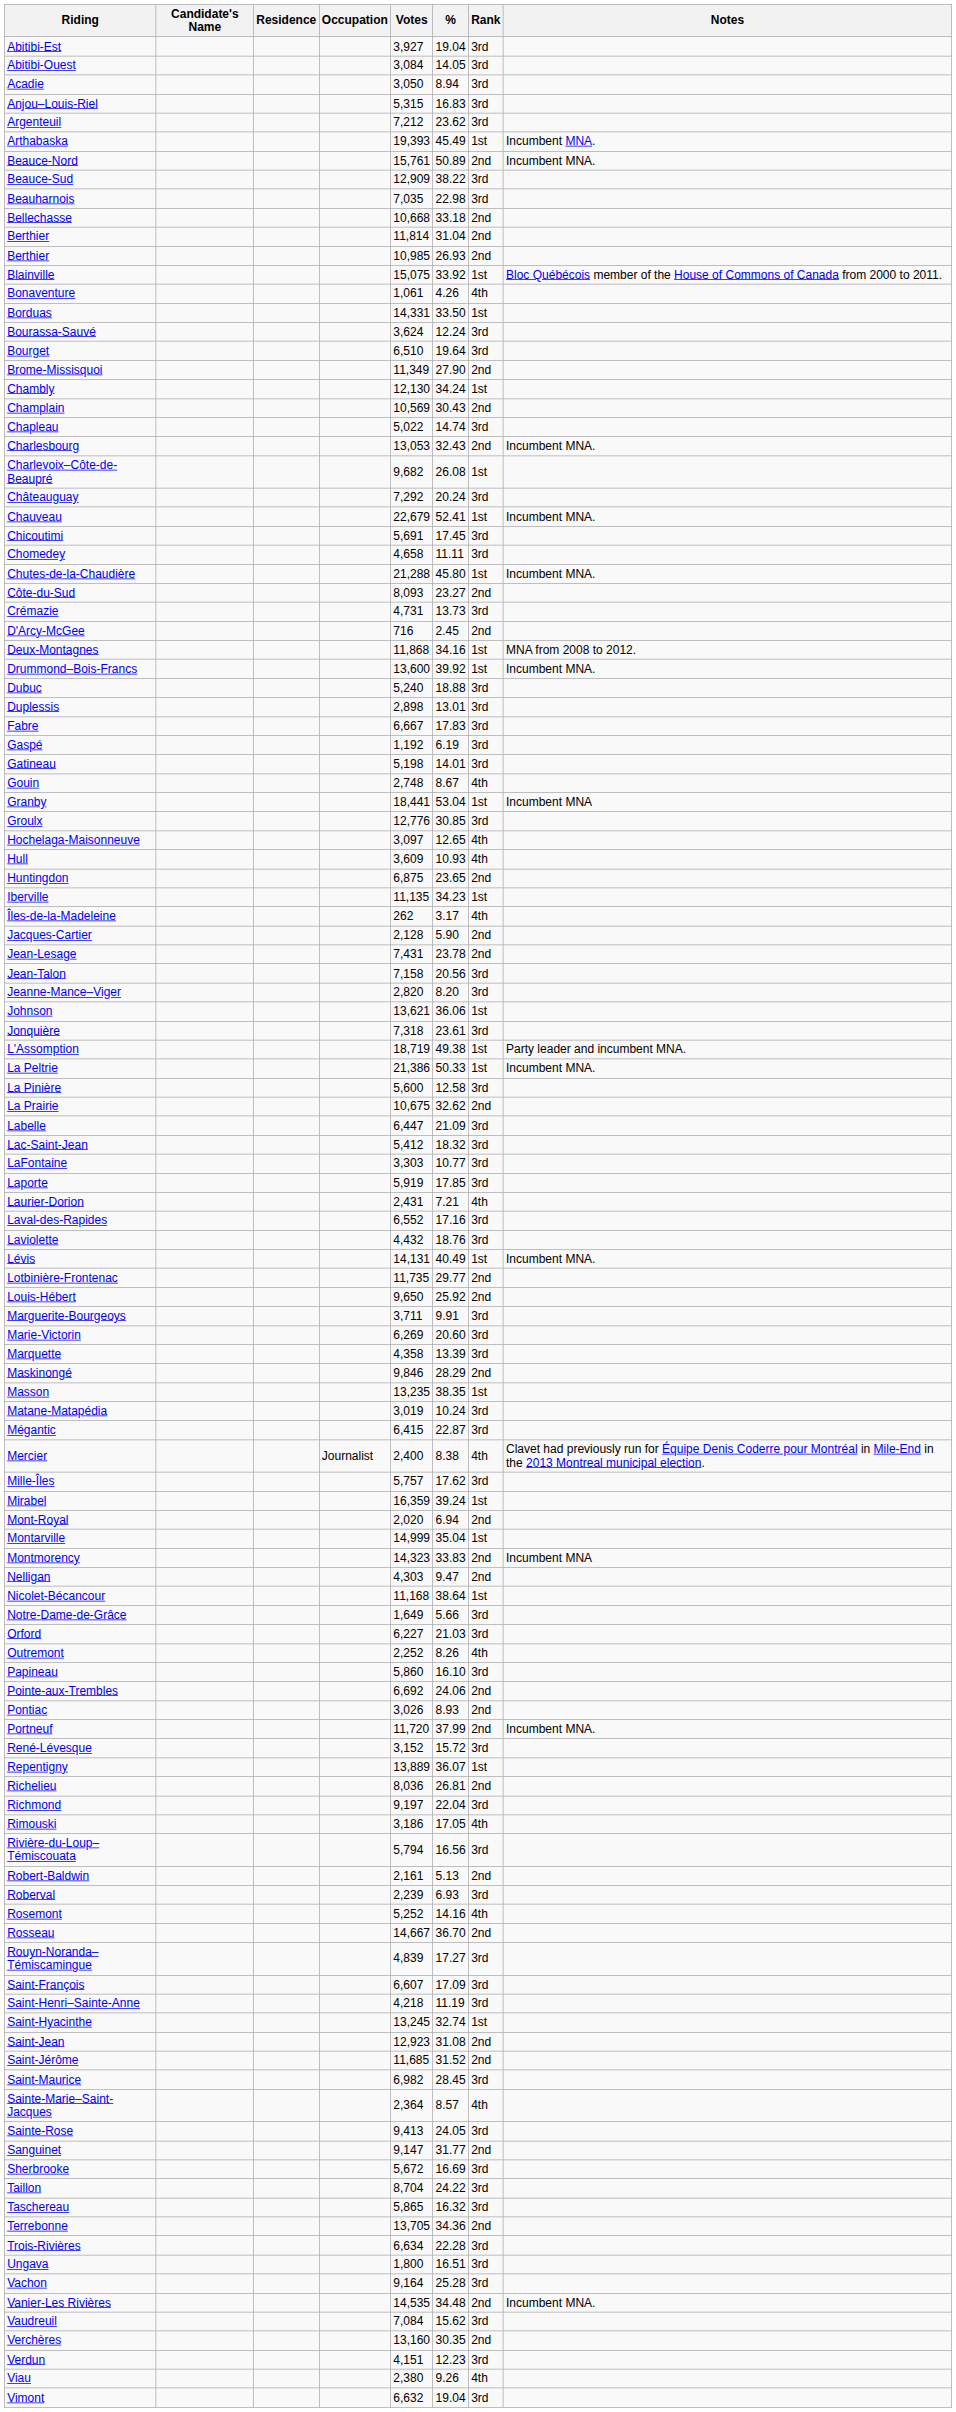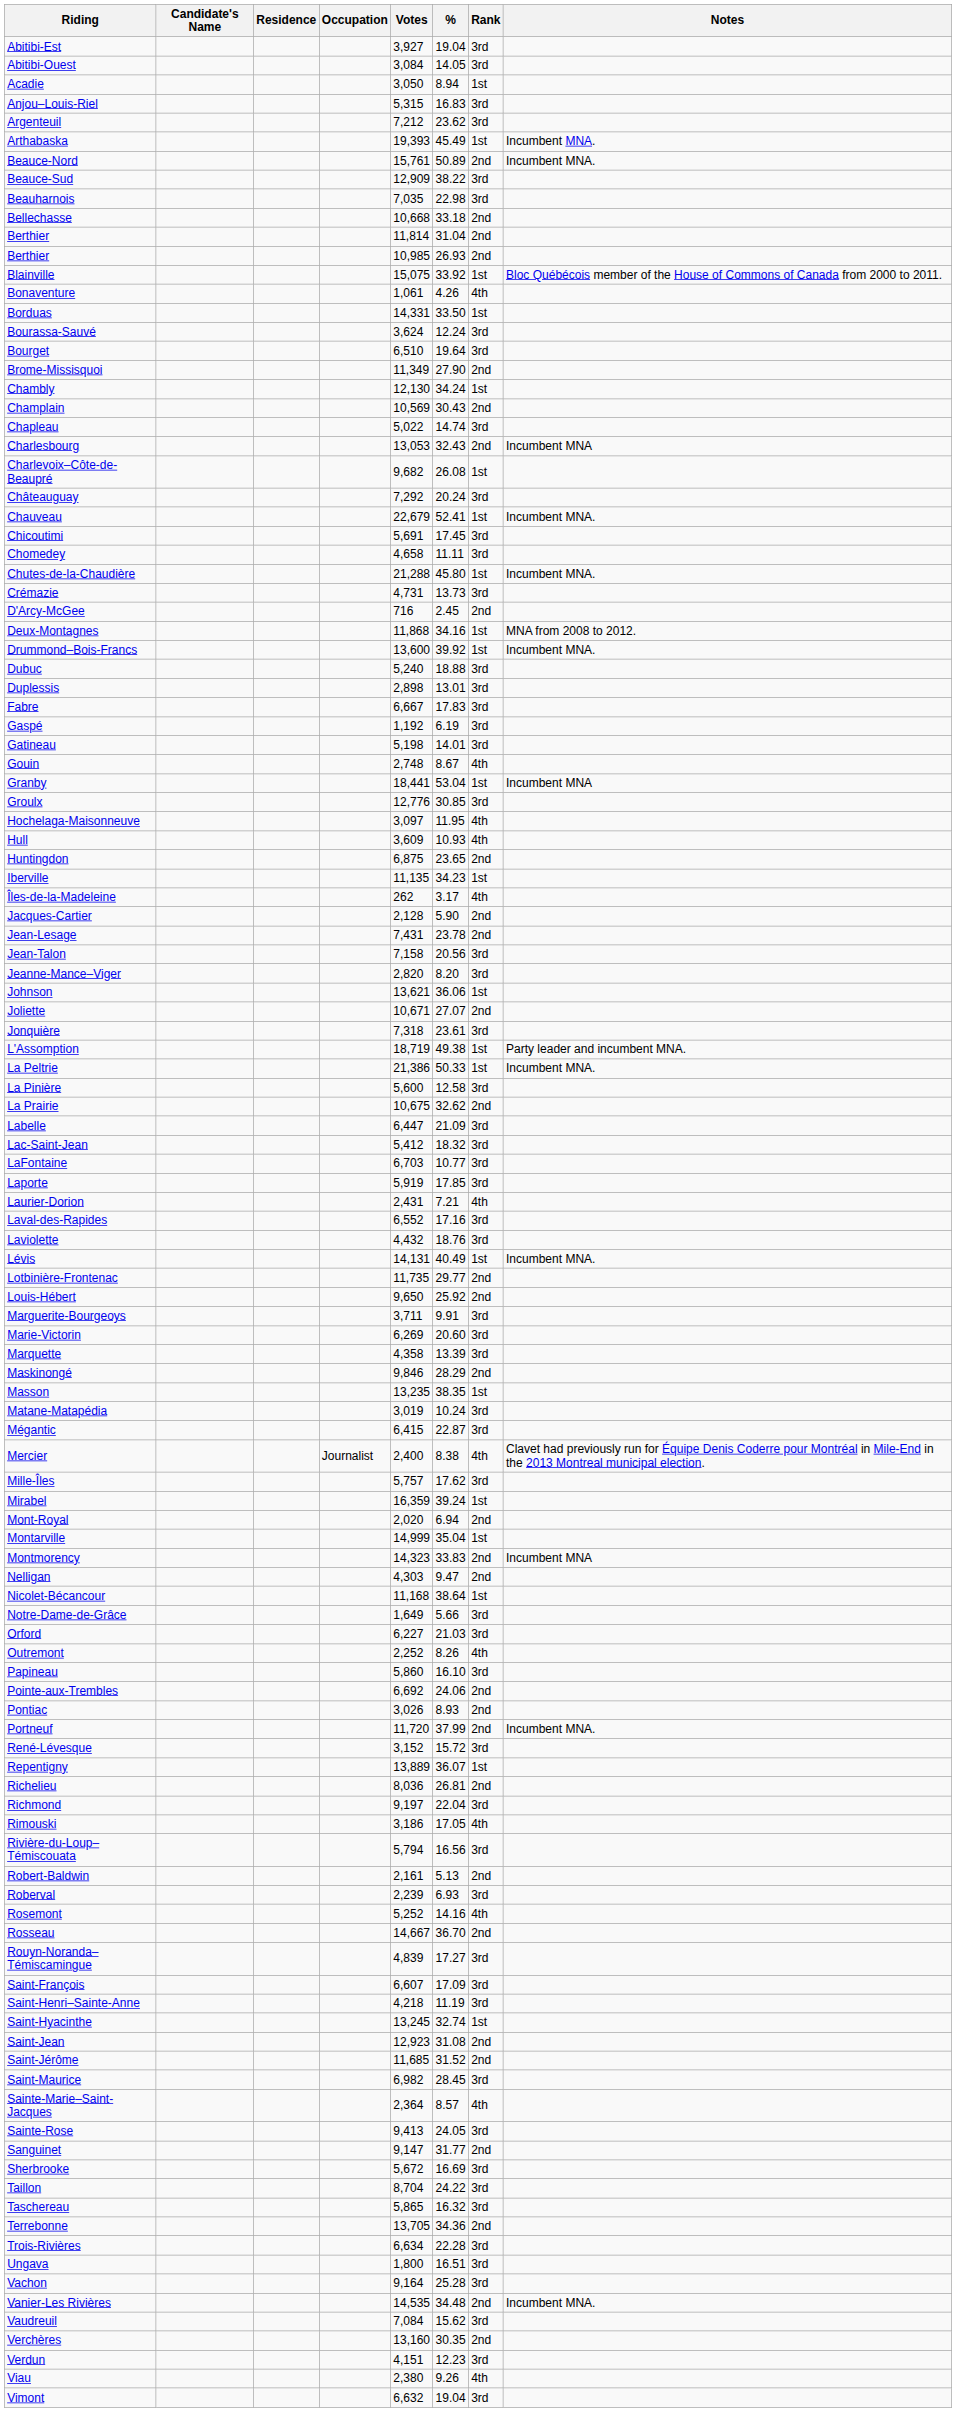(480, 84) 3rd -> (479, 84) 1st
(551, 446) Incumbent MNA. -> (549, 446) Incumbent MNA
- row: (41, 592)
(451, 840) 12.65 -> (450, 821) 11.95
+ row: (26, 1011)
(408, 1163) 3,303 -> (408, 1163) 6,703
